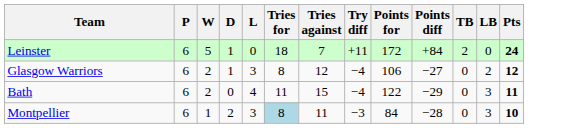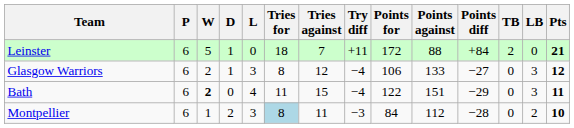+ column: (435, 22)
(512, 50) 24 -> (558, 50) 21
(488, 71) 2 -> (534, 71) 3
(208, 92) normal -> (208, 92) bold
(488, 112) 3 -> (534, 112) 2
